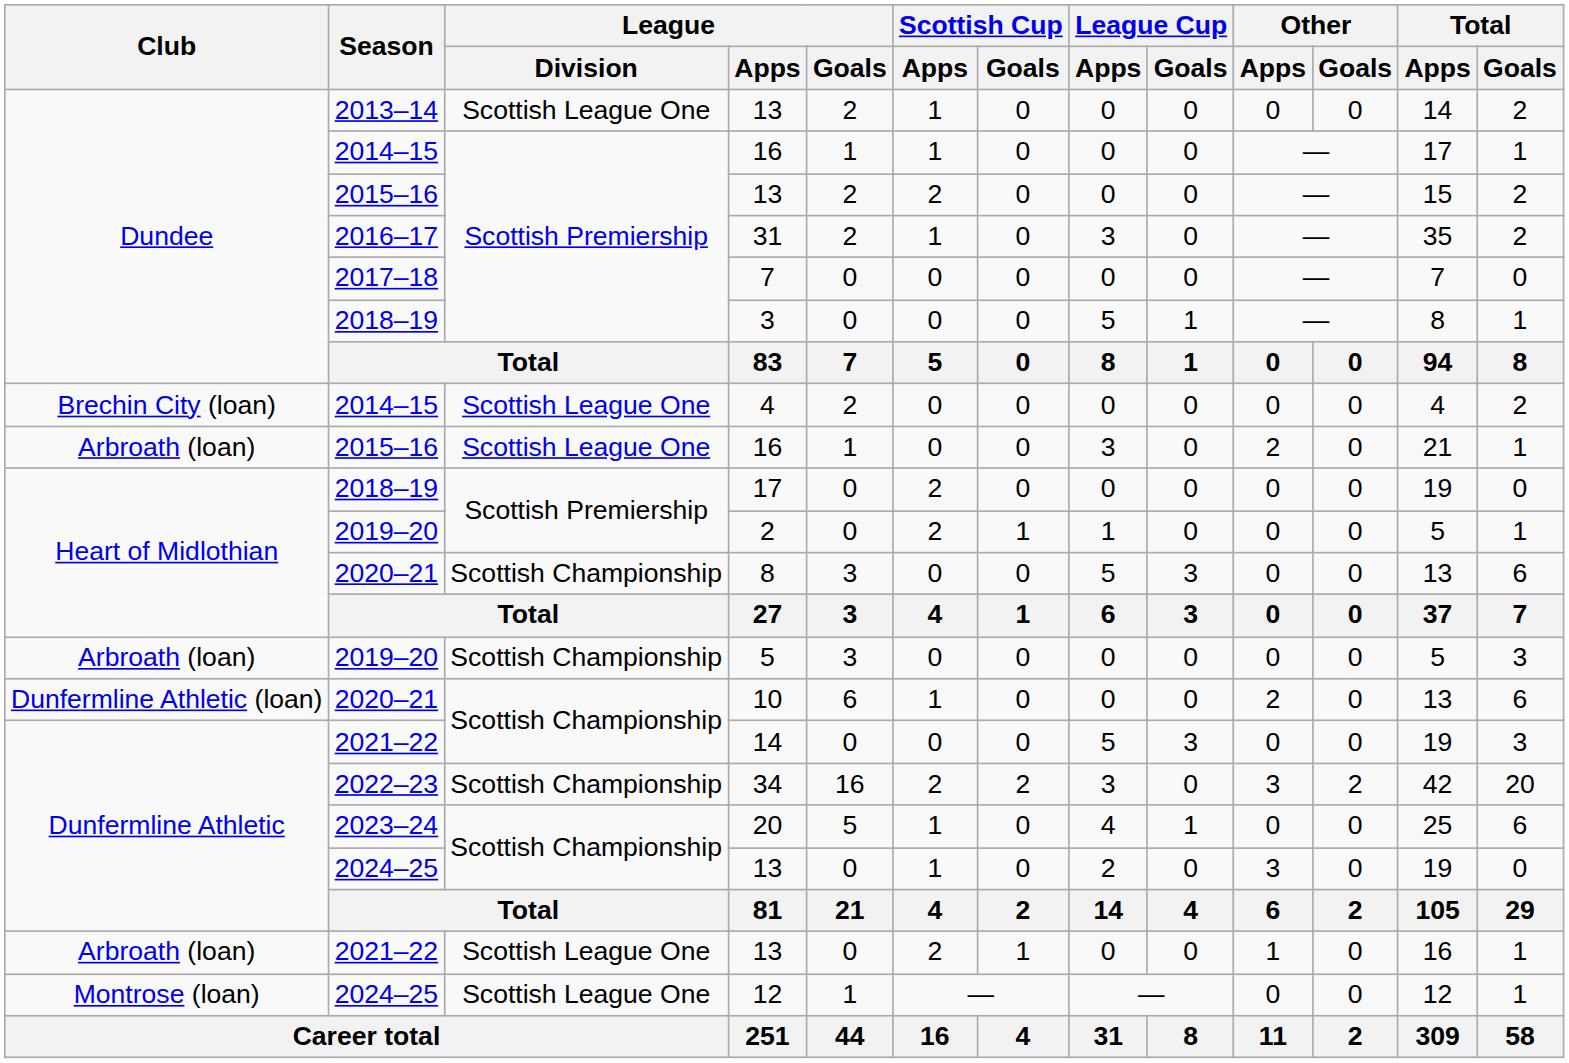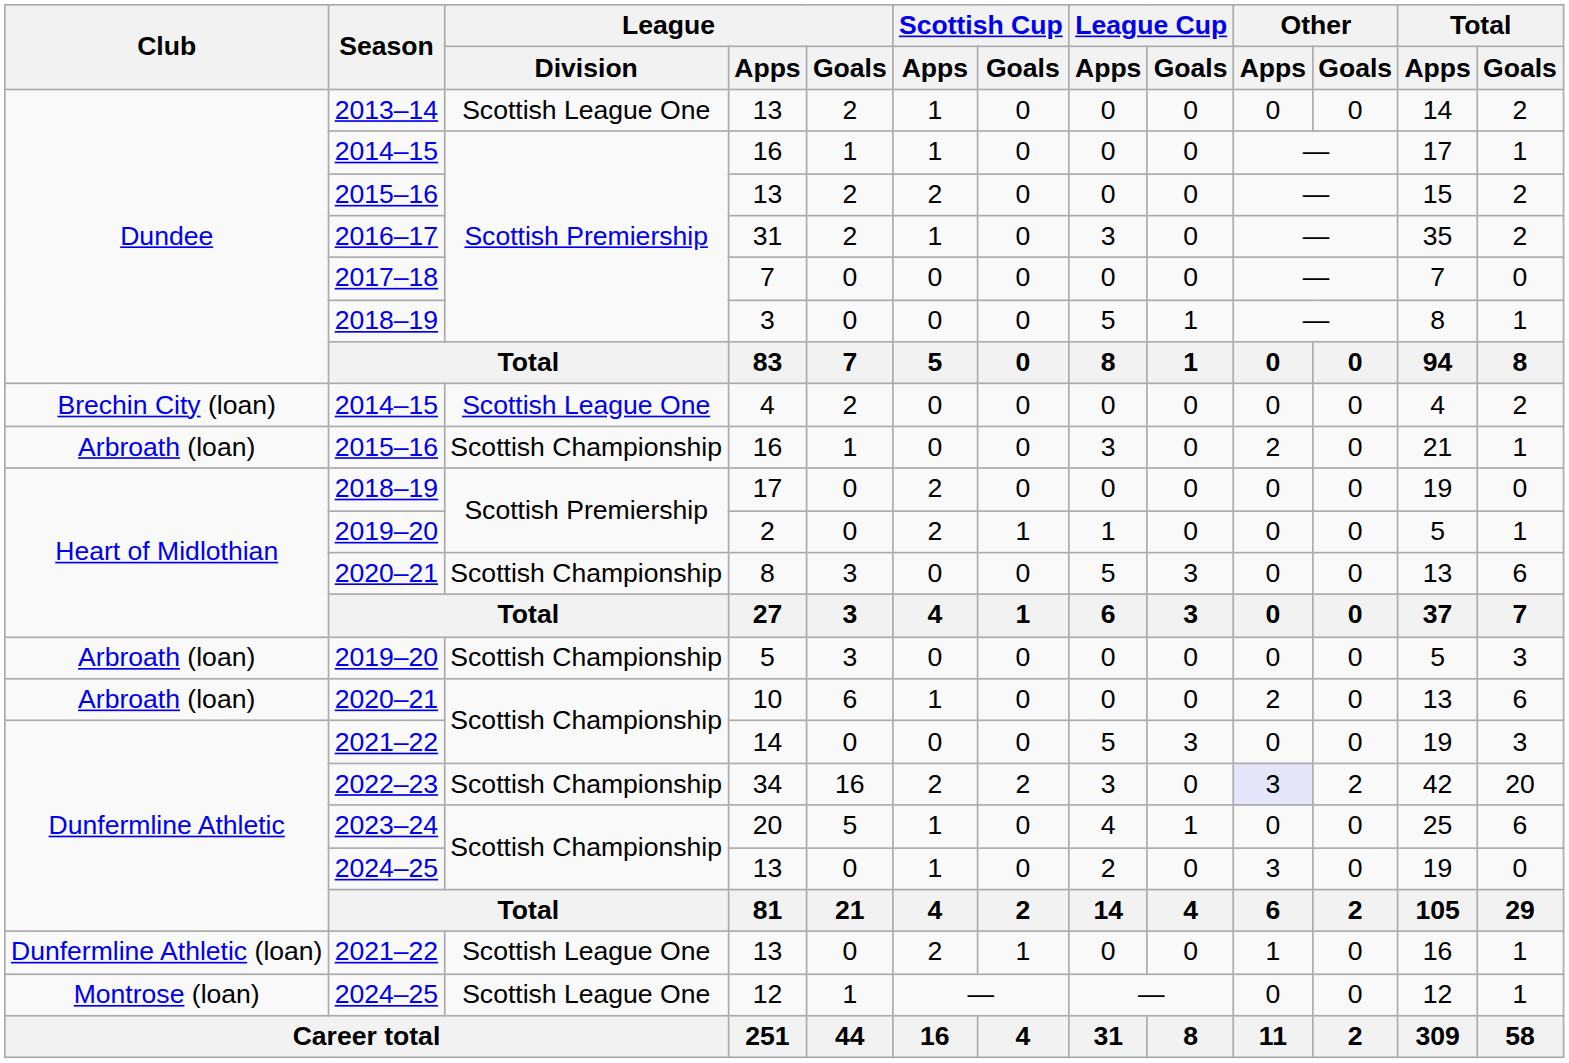(586, 446) Scottish League One -> (586, 446) Scottish Championship
(167, 699) Dunfermline Athletic (loan) -> (167, 699) Arbroath (loan)
(1273, 783) no background -> (1273, 783) lavender background
(167, 952) Arbroath (loan) -> (167, 952) Dunfermline Athletic (loan)
